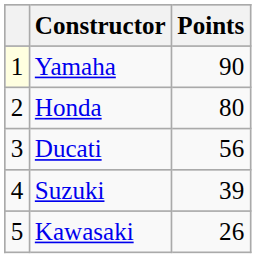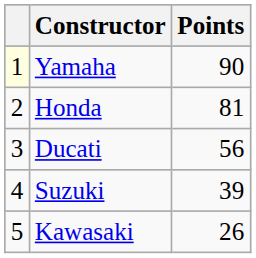(232, 108) 80 -> (232, 108) 81
